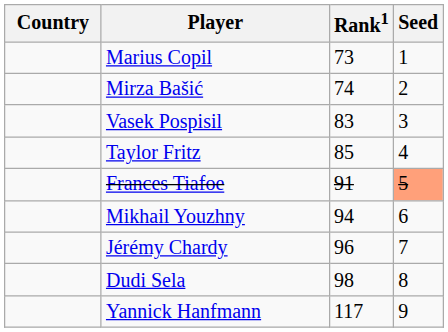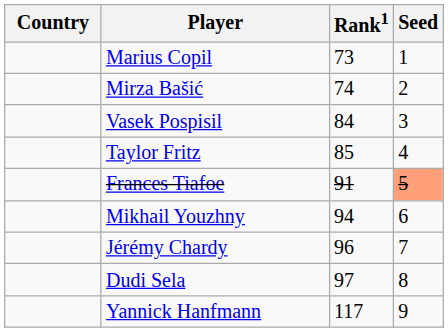(344, 120) 83 -> (344, 120) 84
(344, 279) 98 -> (344, 279) 97
